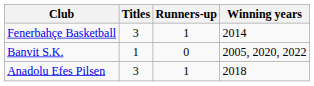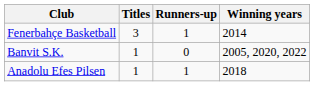(136, 71) 3 -> (136, 71) 1
